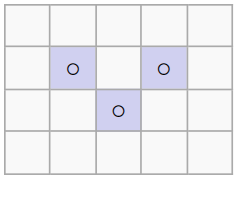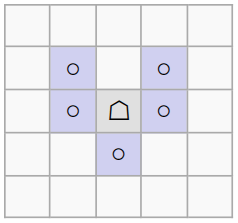+ row: (73, 110)
